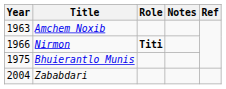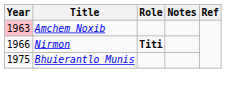(18, 28) no background -> (18, 28) pink background
- row: (61, 76)
